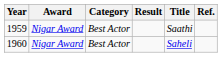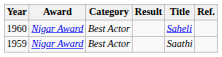rows swapped: (17, 28) <-> (17, 44)
